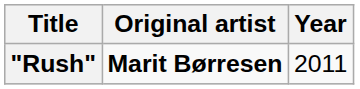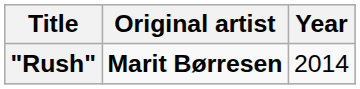(321, 63) 2011 -> (321, 63) 2014
